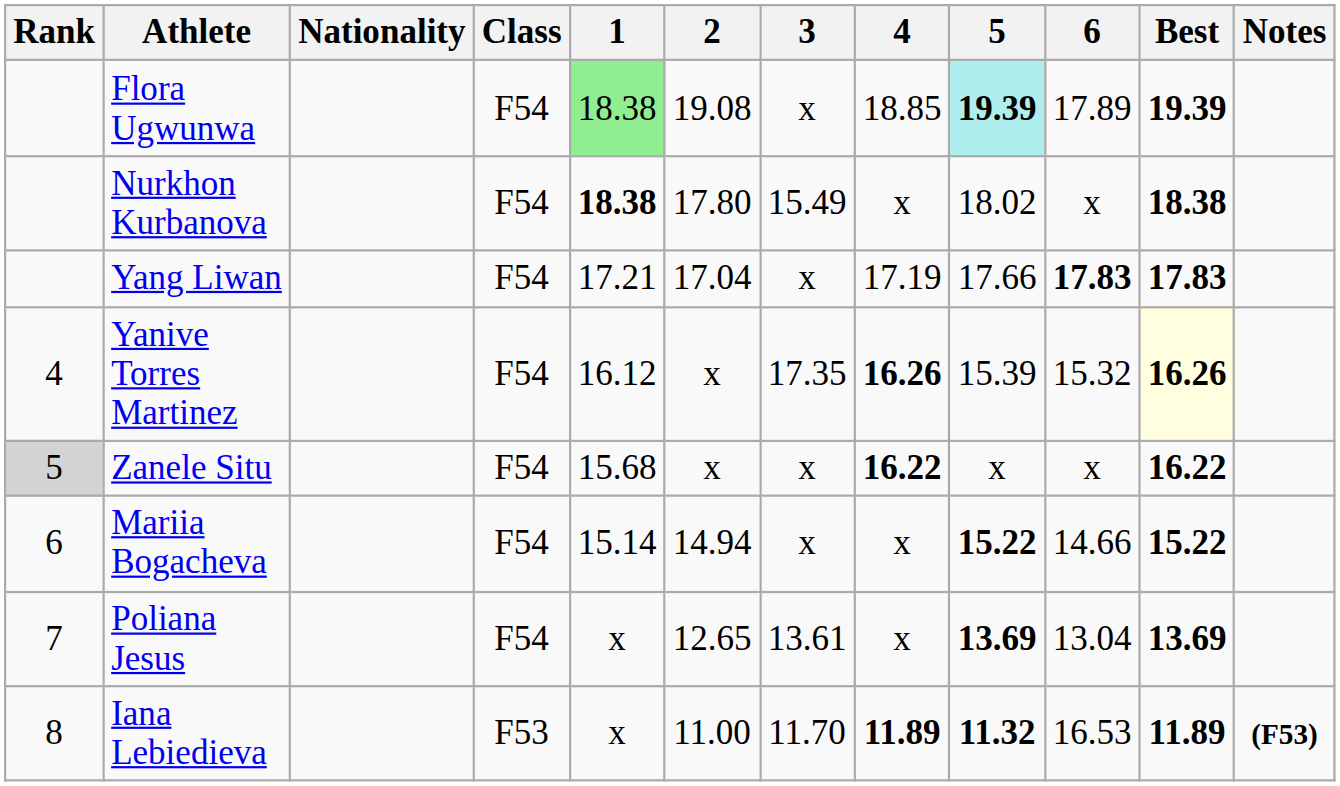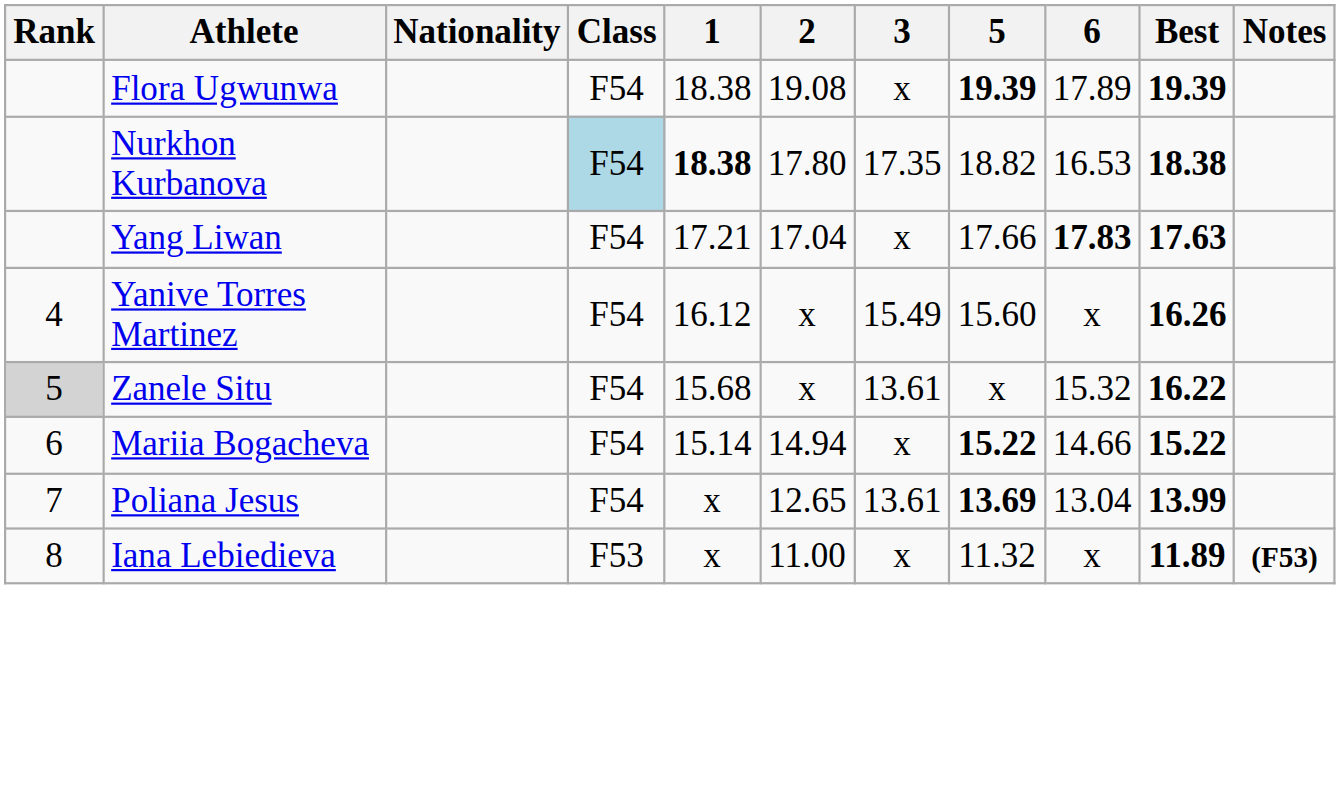- column: (902, 32)
(617, 107) lightgreen background -> (712, 87) no background
(997, 107) paleturquoise background -> (997, 87) no background
(522, 202) no background -> (617, 163) lightblue background
(807, 202) 15.49 -> (902, 163) 17.35
(997, 202) 18.02 -> (997, 163) 18.82
(1092, 202) x -> (1092, 163) 16.53
(1187, 277) 17.83 -> (1187, 238) 17.63
(807, 372) 17.35 -> (902, 313) 15.49
(997, 372) 15.39 -> (997, 313) 15.60
(1092, 372) 15.32 -> (1092, 313) x
(1187, 372) lightyellow background -> (1187, 313) no background
(807, 467) x -> (902, 388) 13.61
(1092, 467) x -> (1092, 388) 15.32
(1187, 638) 13.69 -> (1187, 500) 13.99
(807, 733) 11.70 -> (902, 555) x
(997, 733) bold -> (997, 555) normal
(1092, 733) 16.53 -> (1092, 555) x
